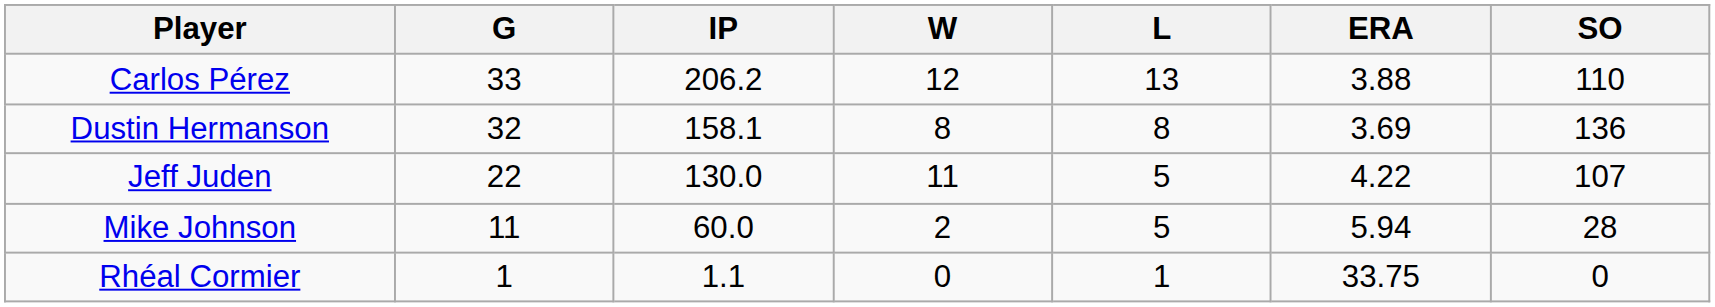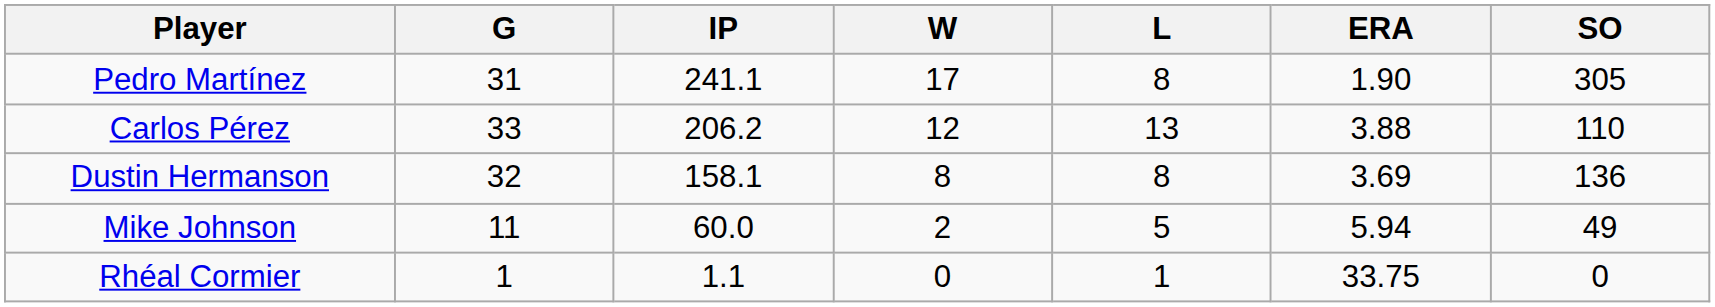+ row: (200, 78)
- row: (200, 177)
(1600, 227) 28 -> (1600, 227) 49
